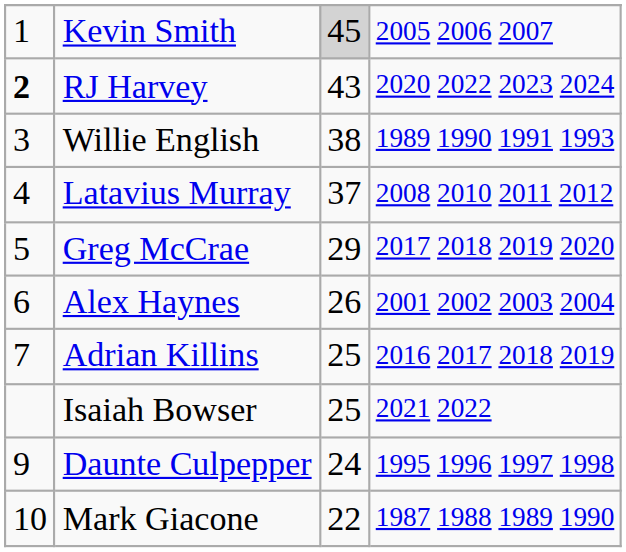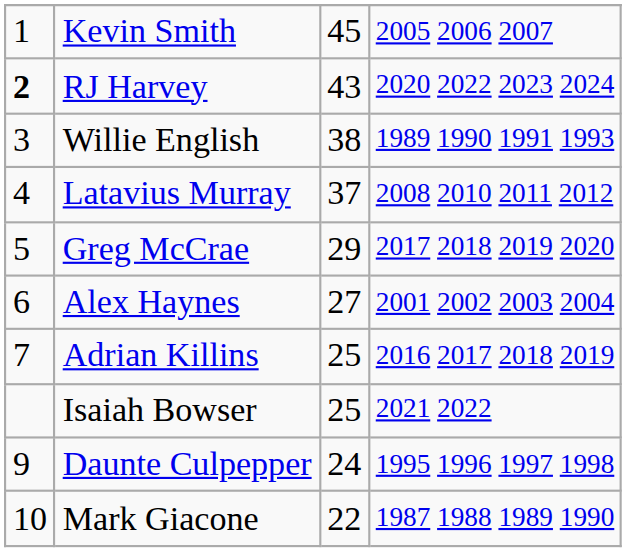(344, 31) lightgrey background -> (344, 31) no background
(344, 301) 26 -> (344, 301) 27
